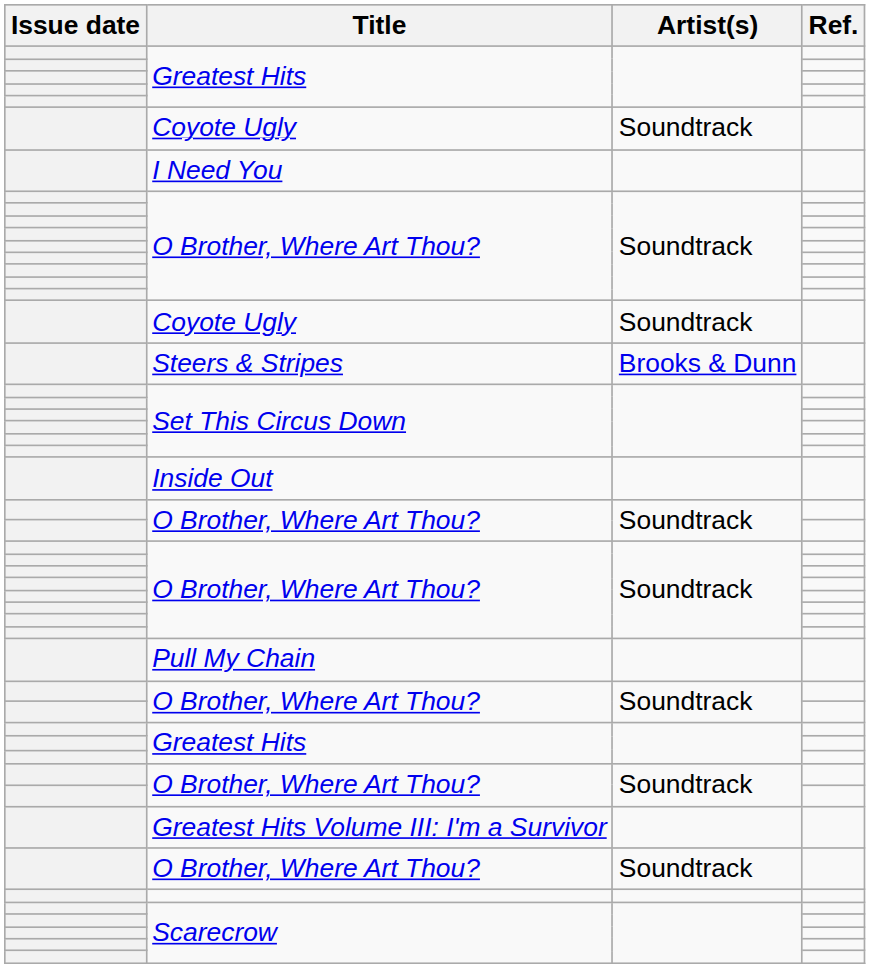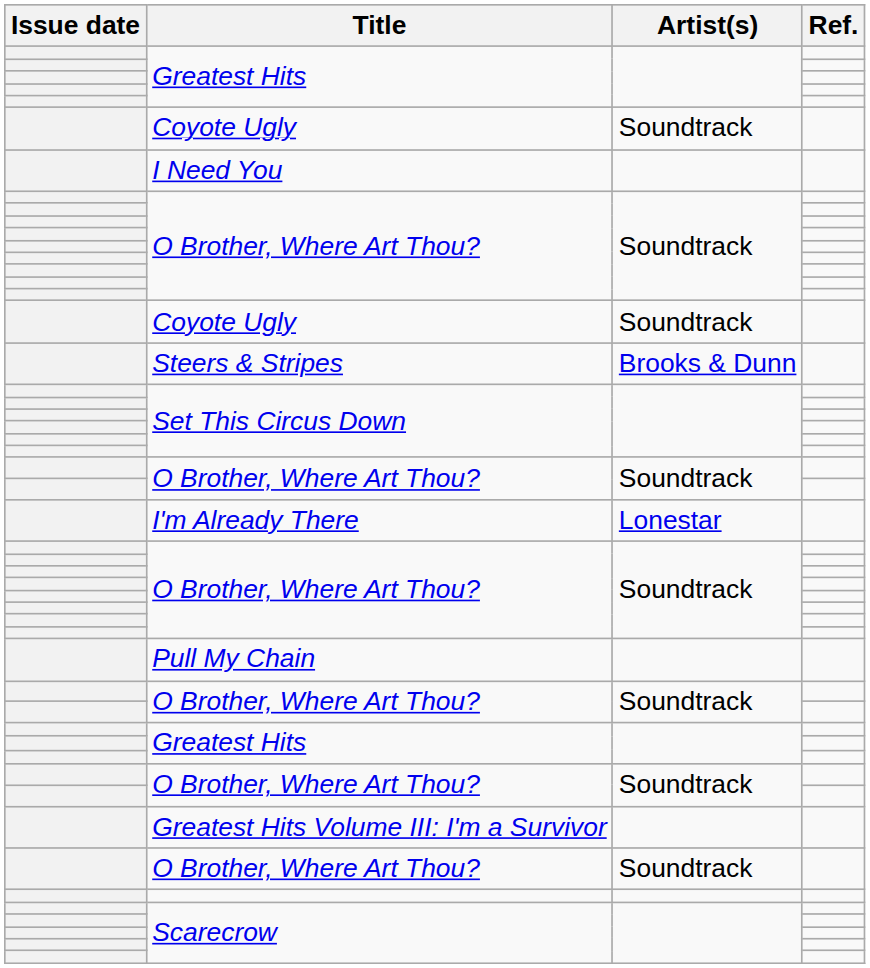- row: (212, 478)
+ row: (255, 520)
